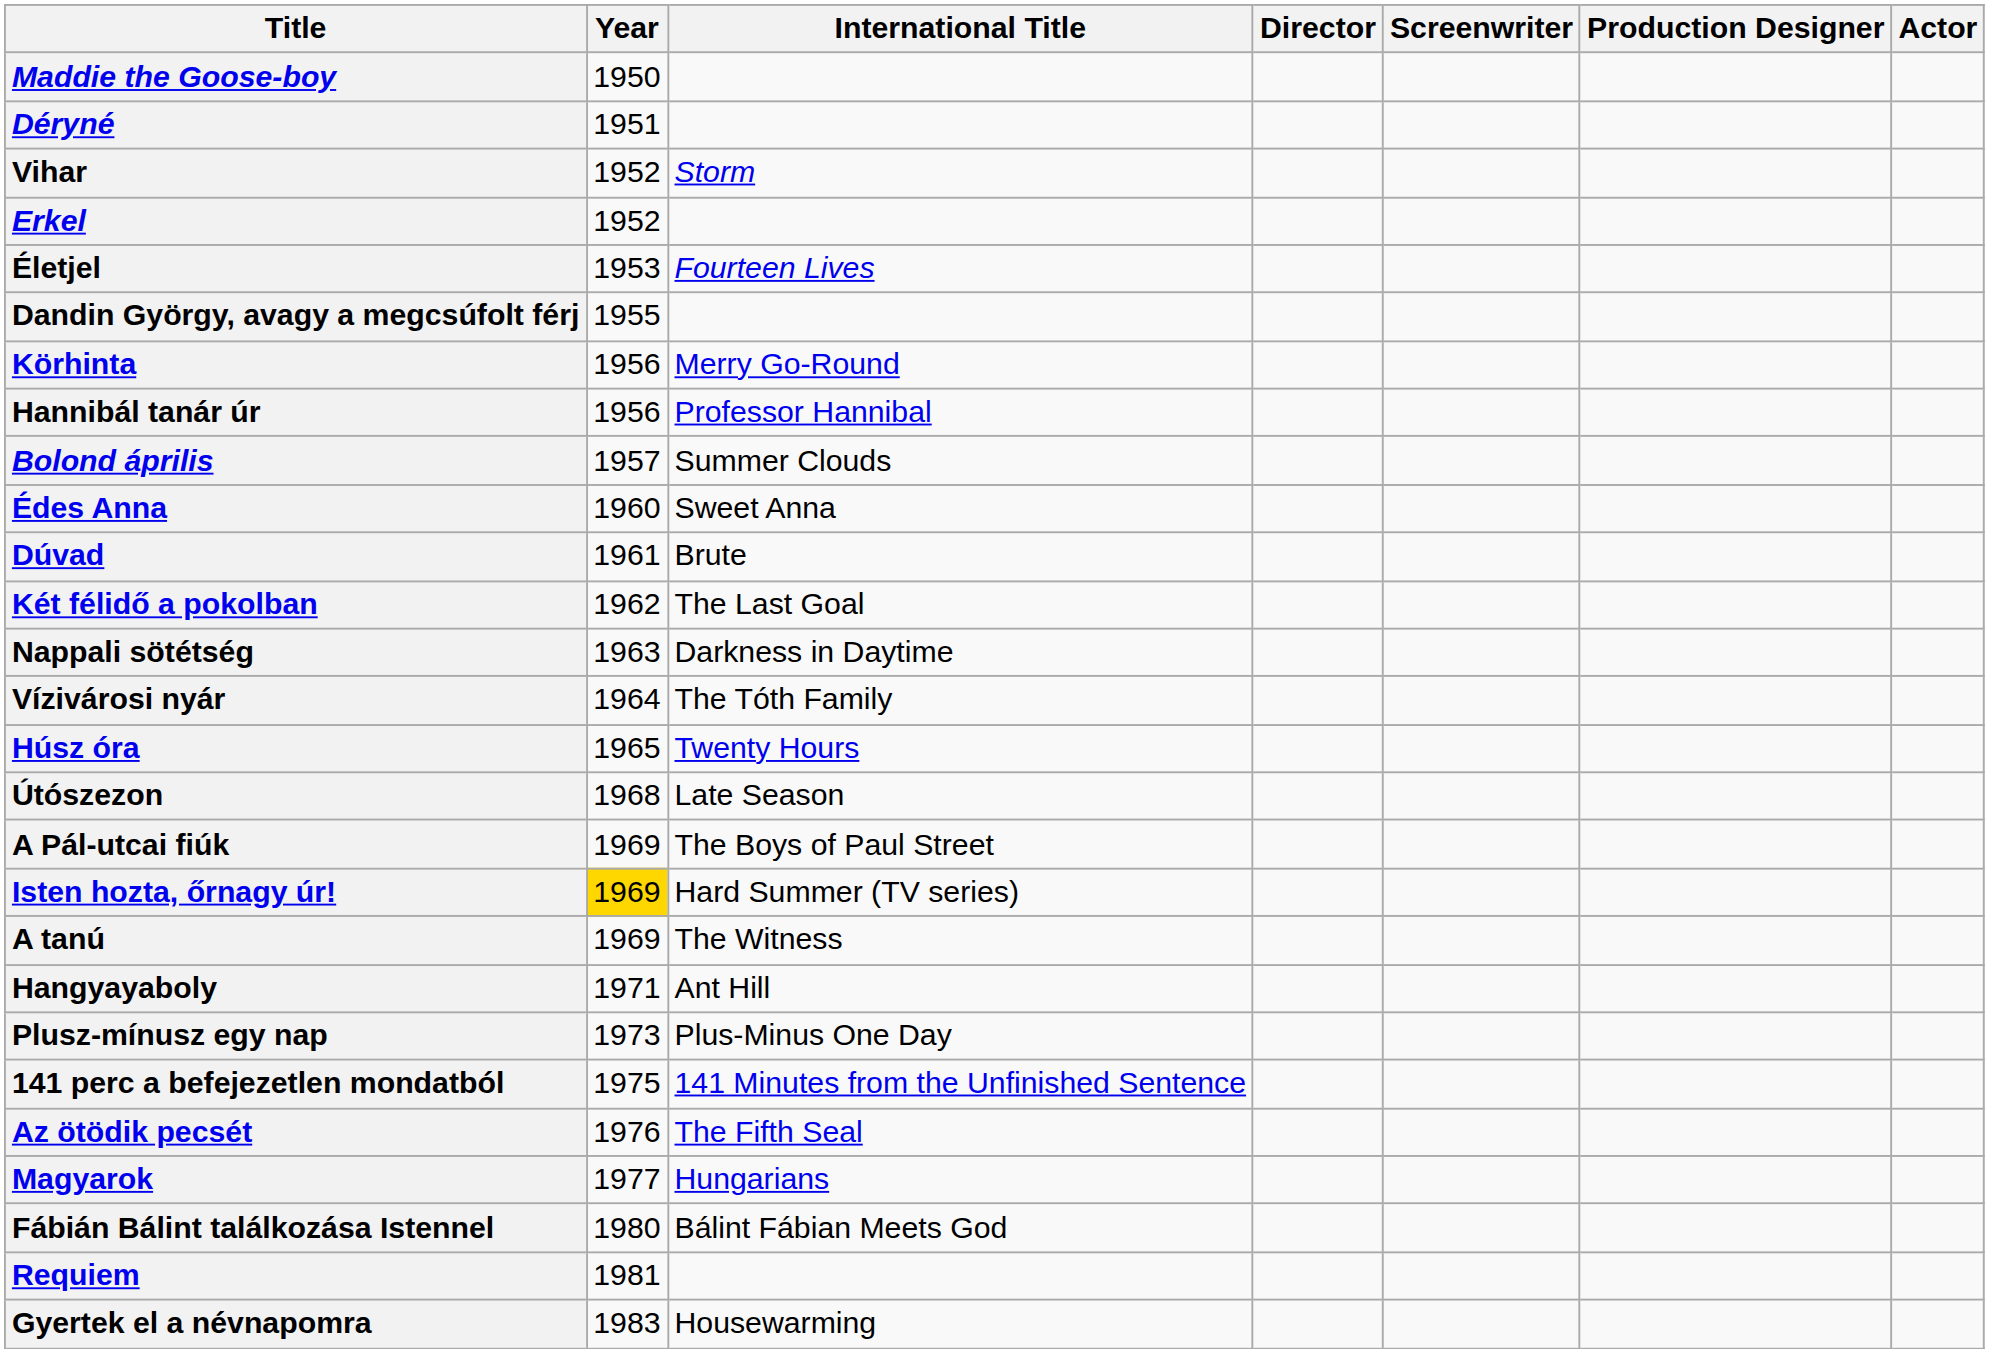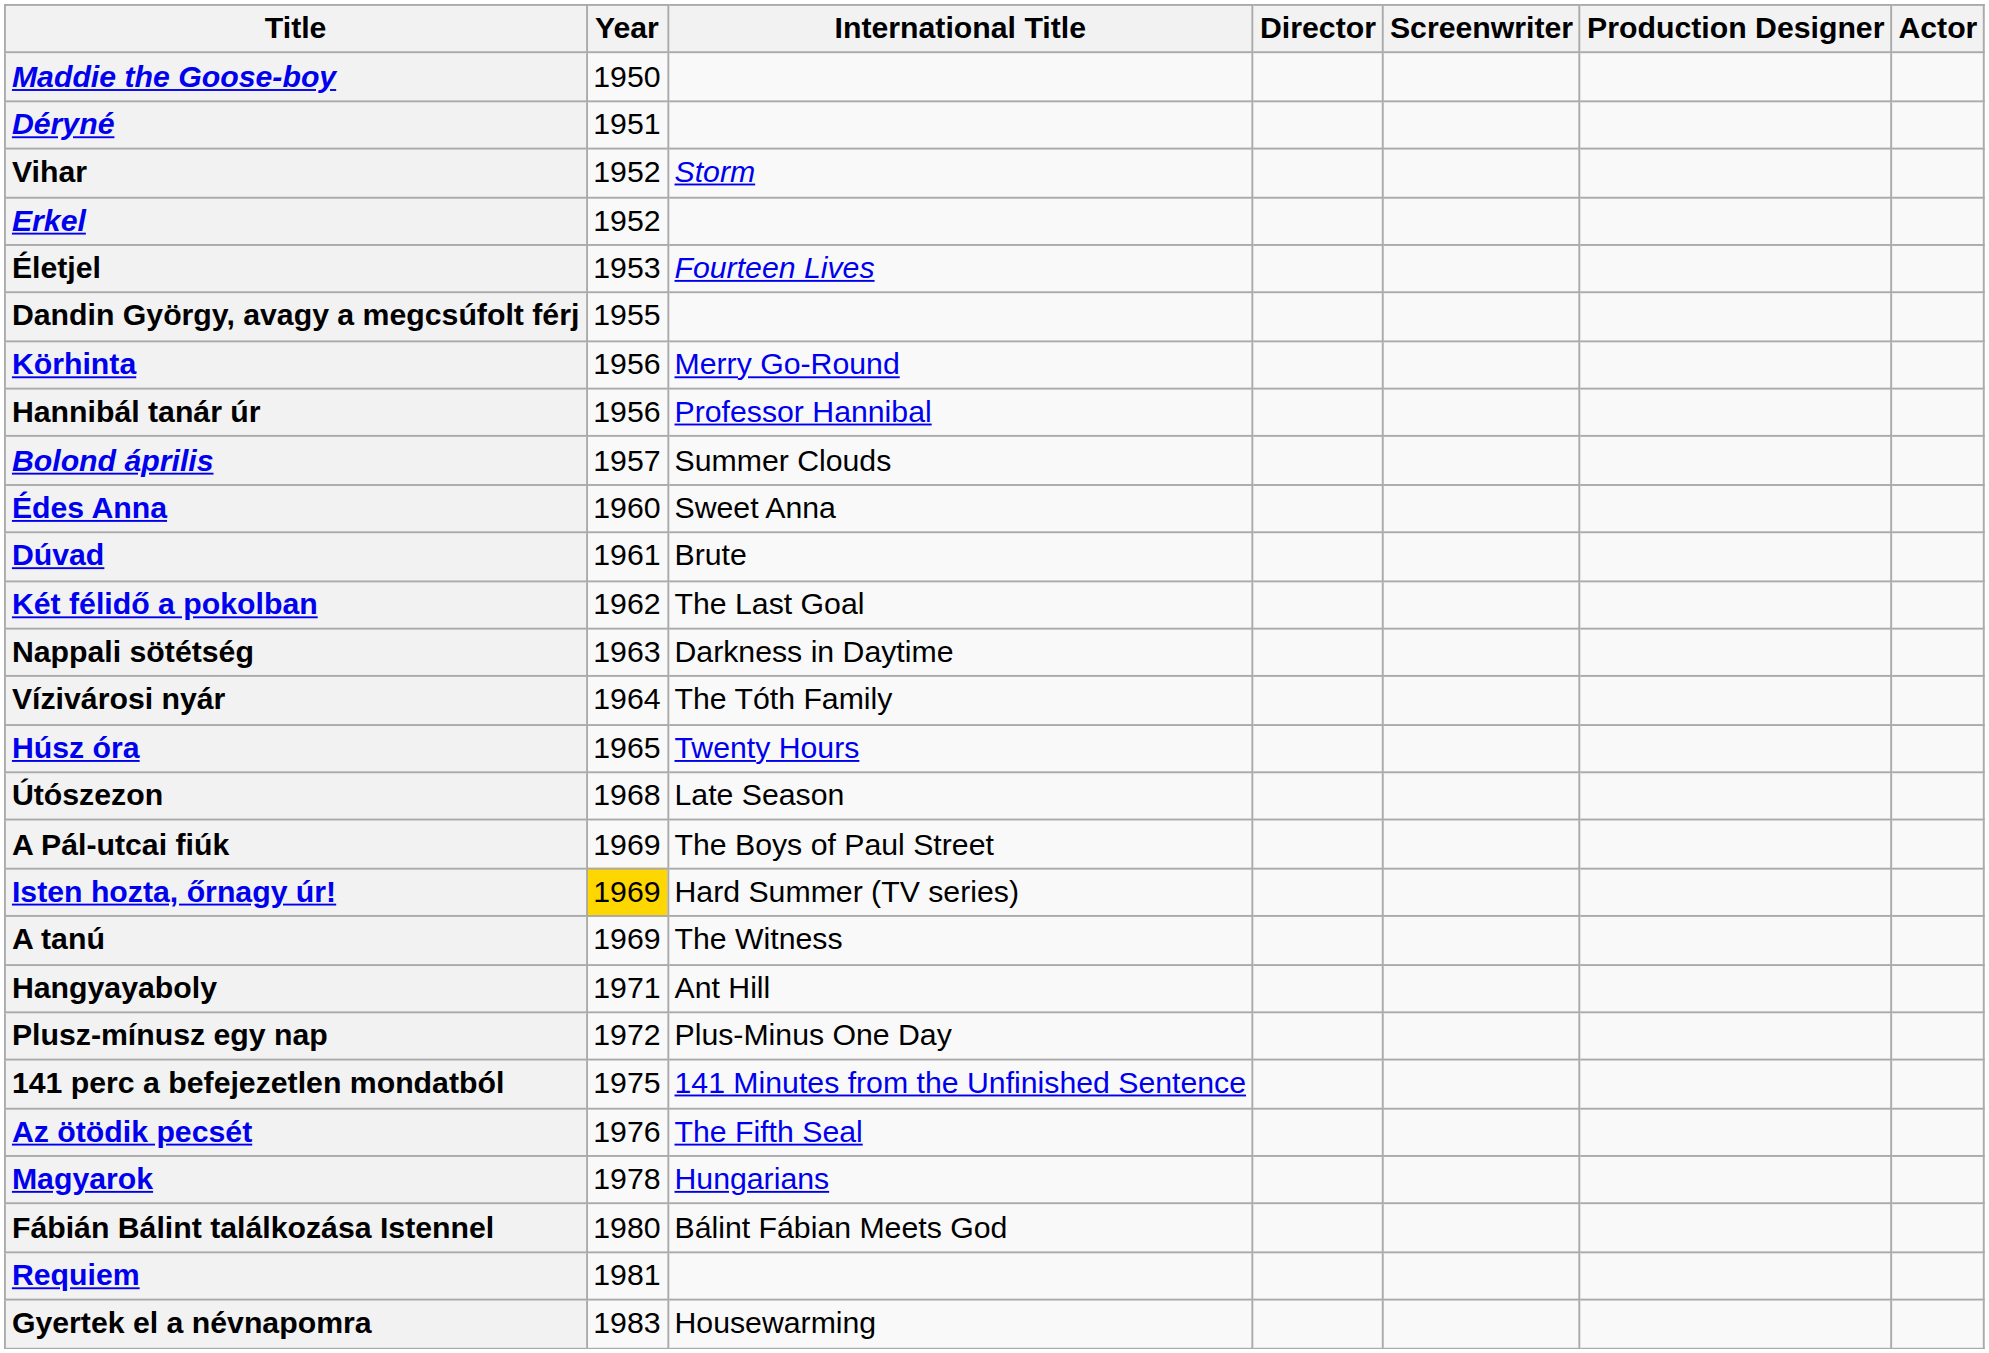(627, 1035) 1973 -> (627, 1035) 1972
(627, 1179) 1977 -> (627, 1179) 1978
